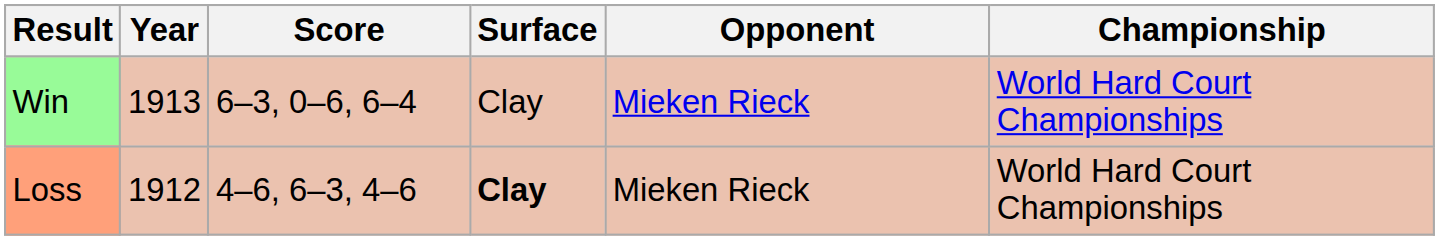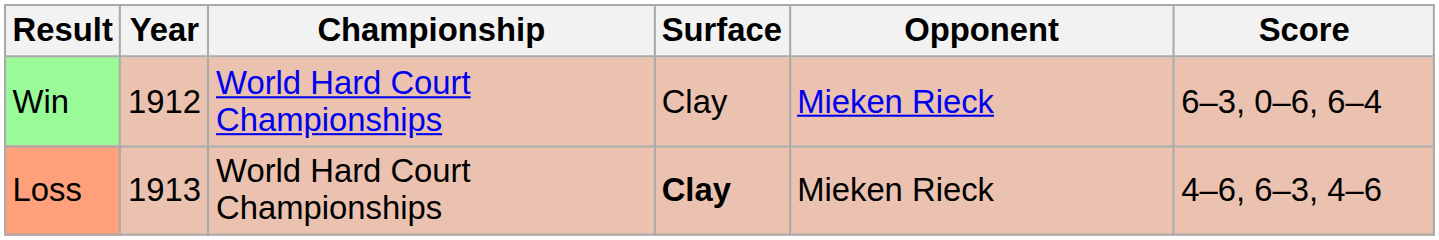columns swapped: (1212, 30) <-> (339, 30)
(164, 100) 1913 -> (164, 100) 1912
(164, 189) 1912 -> (164, 189) 1913
